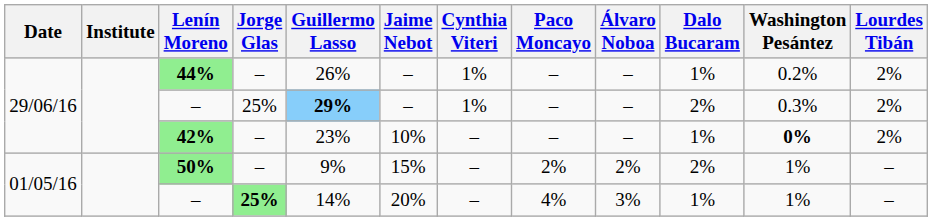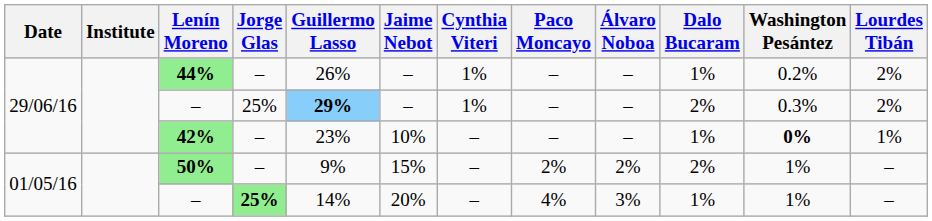(889, 136) 2% -> (889, 136) 1%
